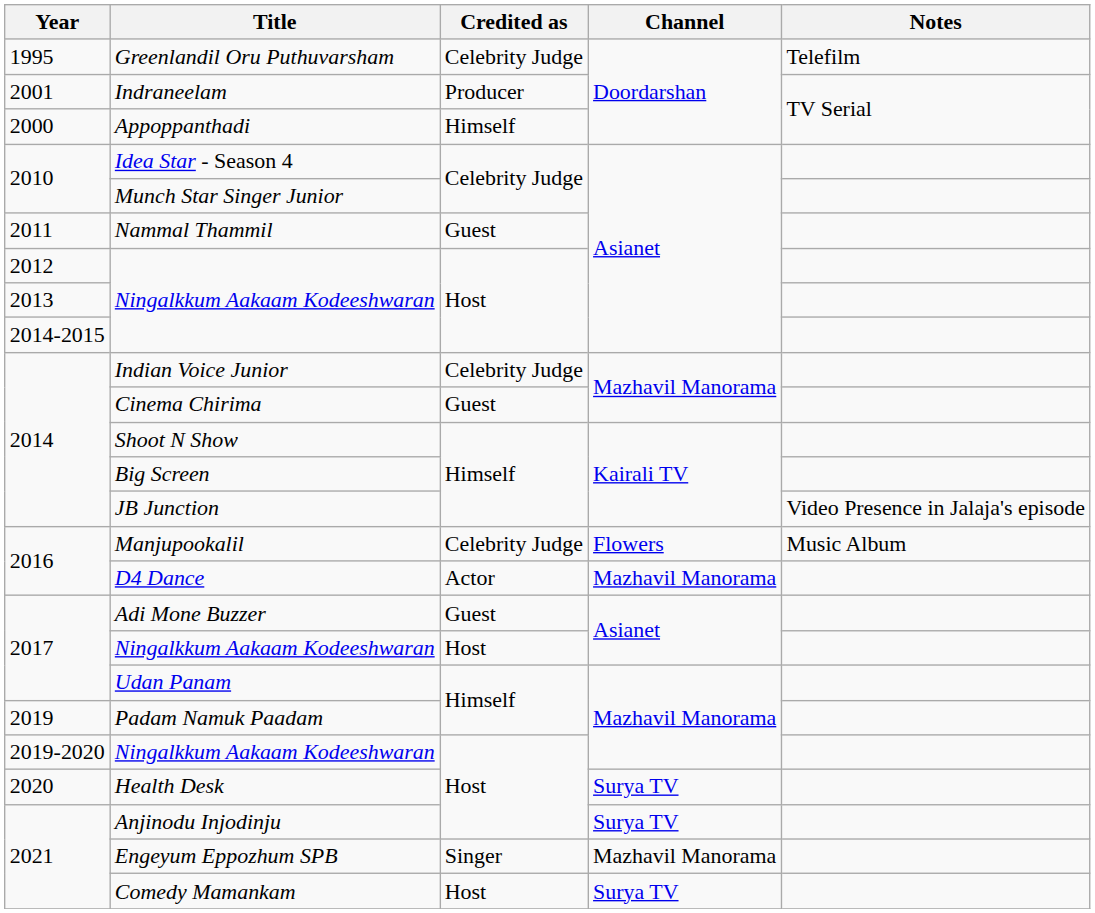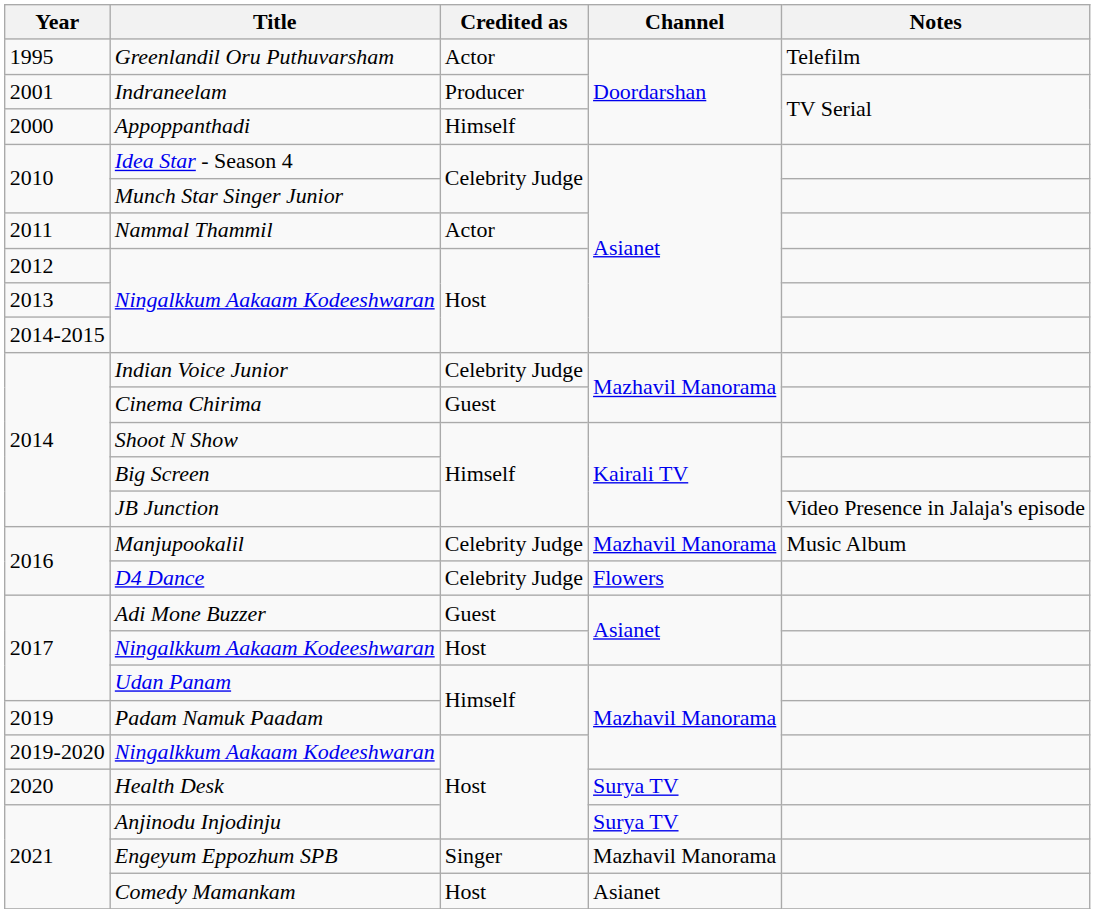(514, 56) Celebrity Judge -> (470, 56) Actor
(470, 230) Guest -> (470, 230) Actor
(628, 543) Flowers -> (685, 543) Mazhavil Manorama
(470, 578) Actor -> (514, 578) Celebrity Judge
(685, 578) Mazhavil Manorama -> (628, 578) Flowers
(636, 890) Surya TV -> (627, 890) Asianet
